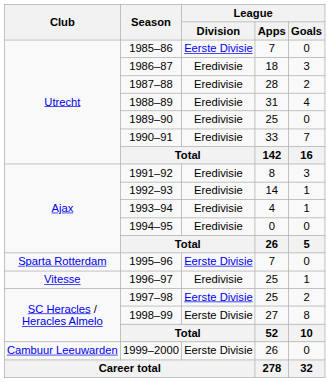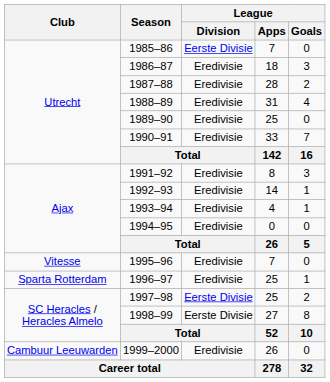(62, 262) Sparta Rotterdam -> (62, 262) Vitesse
(218, 262) Eerste Divisie -> (218, 262) Eredivisie
(62, 279) Vitesse -> (62, 279) Sparta Rotterdam
(218, 350) Eerste Divisie -> (218, 350) Eredivisie
